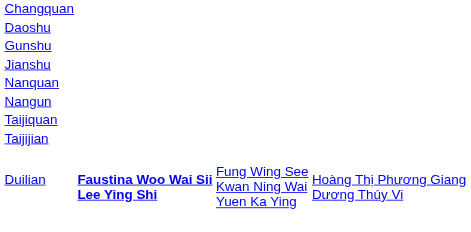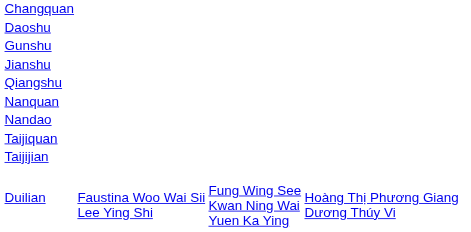+ row: (33, 83)
+ row: (28, 120)
- row: (28, 101)
(145, 187) bold -> (141, 205) normal
